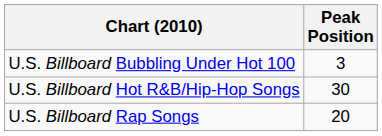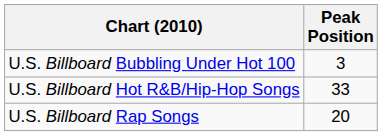(341, 90) 30 -> (341, 90) 33
